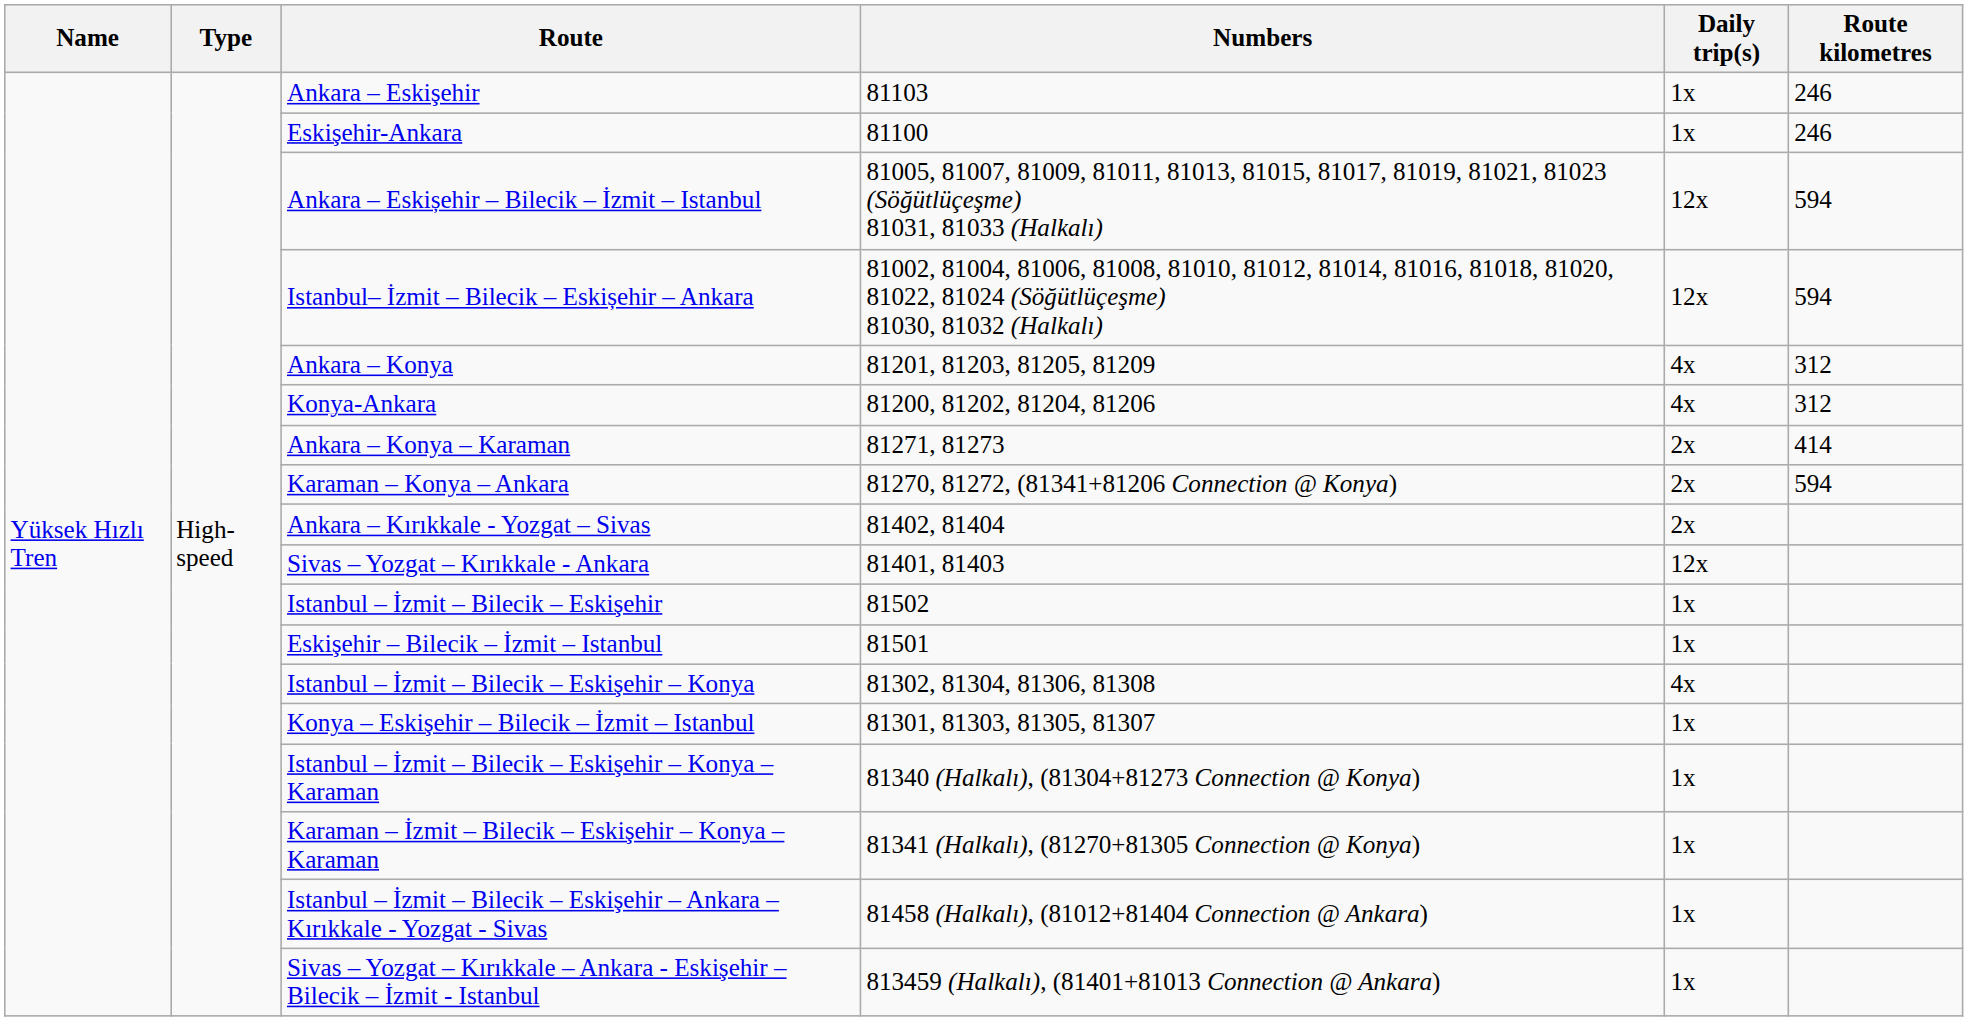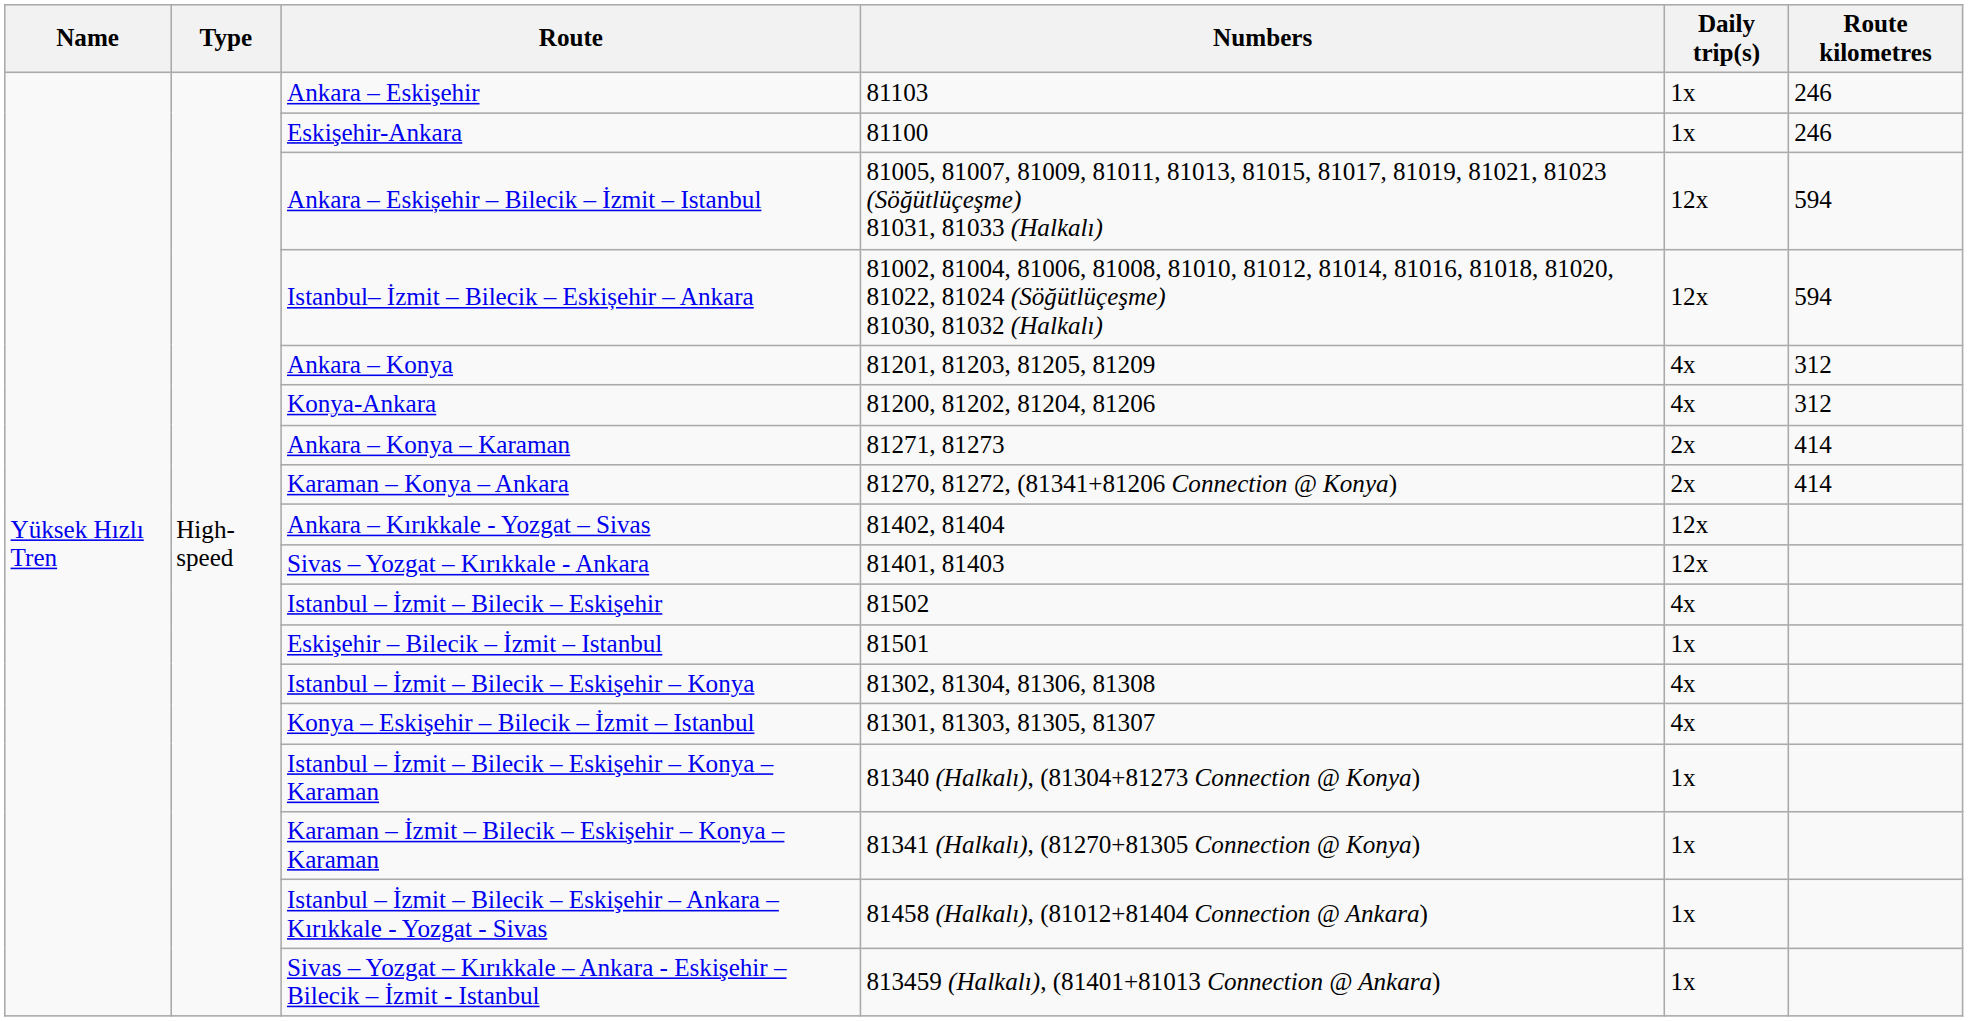(1813, 484) 594 -> (1813, 484) 414
(1683, 524) 2x -> (1689, 524) 12x
(1683, 603) 1x -> (1683, 603) 4x
(1683, 723) 1x -> (1683, 723) 4x
